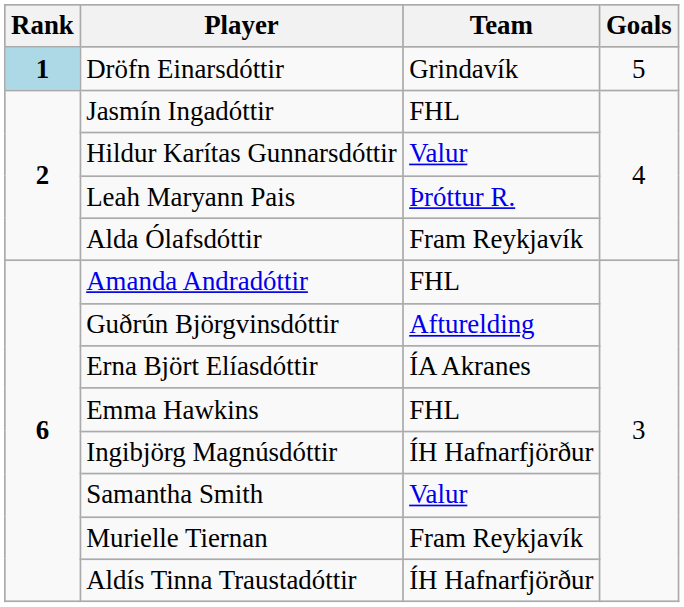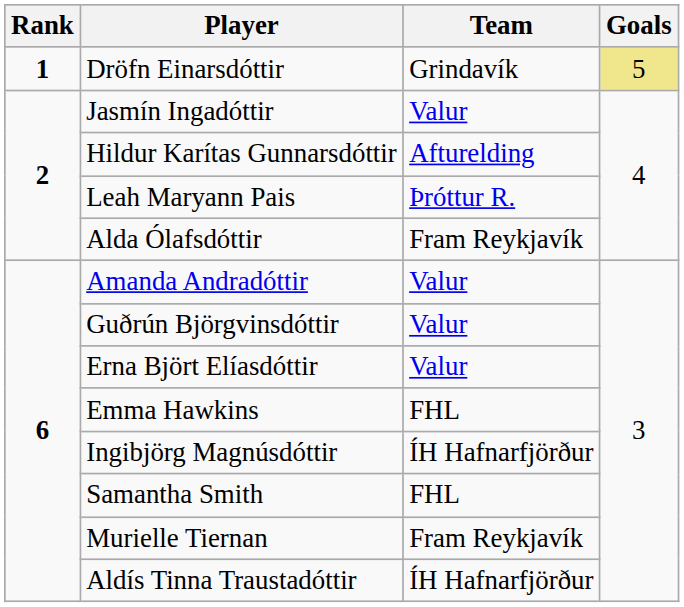(42, 68) lightblue background -> (42, 68) no background
(639, 68) no background -> (639, 68) khaki background
(435, 111) FHL -> (438, 111) Valur
(438, 153) Valur -> (472, 153) Afturelding
(435, 281) FHL -> (438, 281) Valur
(472, 324) Afturelding -> (438, 324) Valur
(470, 366) ÍA Akranes -> (438, 366) Valur
(438, 494) Valur -> (435, 494) FHL
